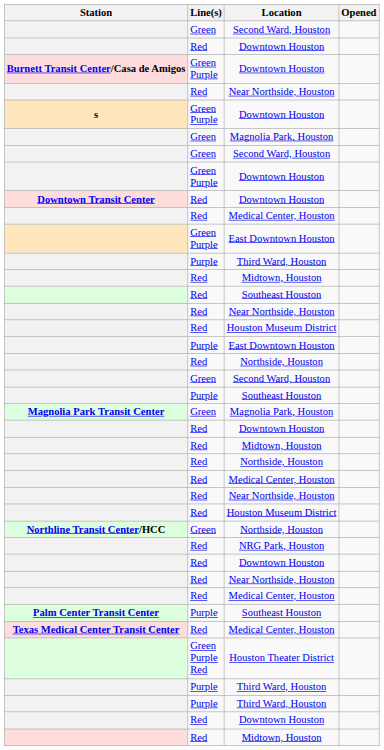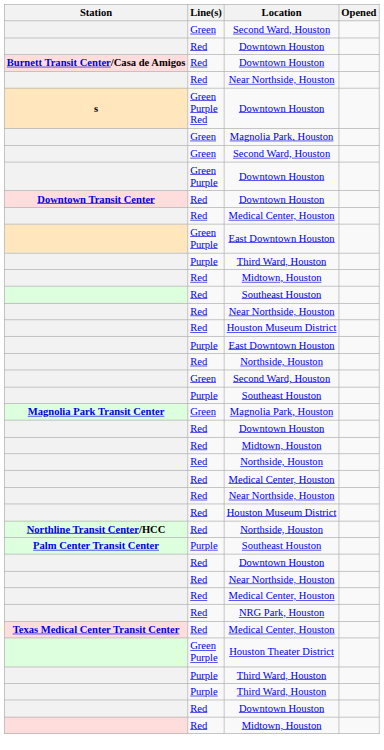(204, 69) Green Purple -> (199, 63) Red
(204, 114) Green Purple -> (204, 108) Green Purple Red
(203, 529) Green -> (199, 529) Red
rows swapped: (96, 613) <-> (96, 546)
(204, 658) Green Purple Red -> (204, 652) Green Purple
